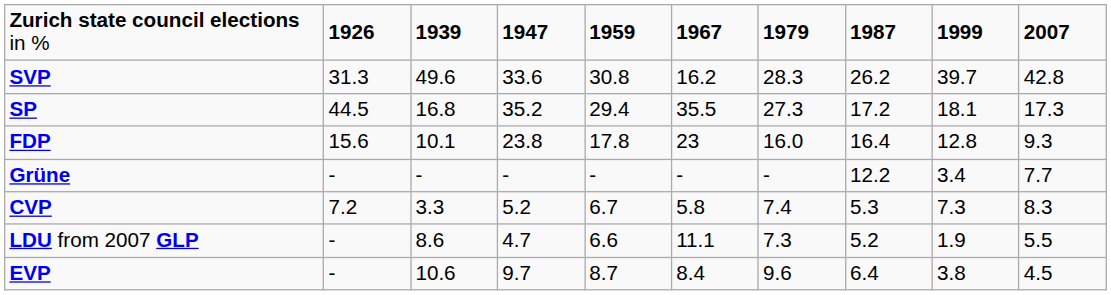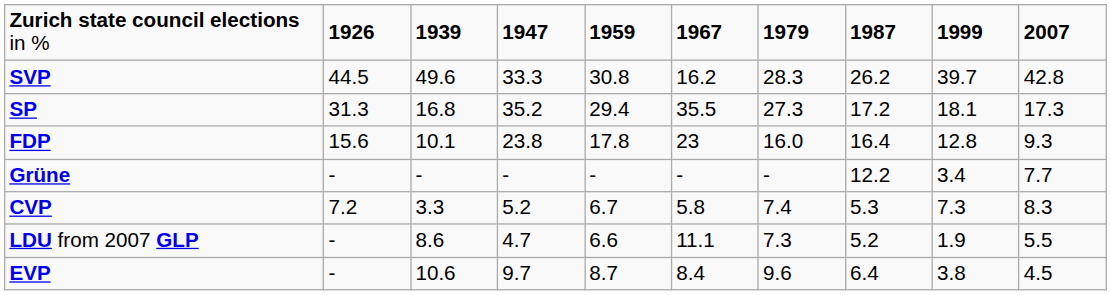(349, 76) 31.3 -> (349, 76) 44.5
(522, 76) 33.6 -> (522, 76) 33.3
(349, 109) 44.5 -> (349, 109) 31.3
